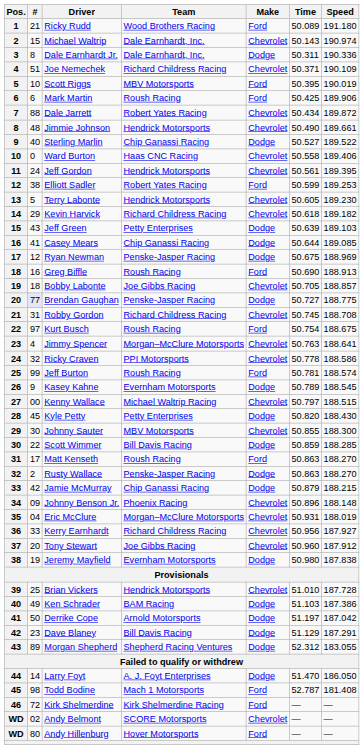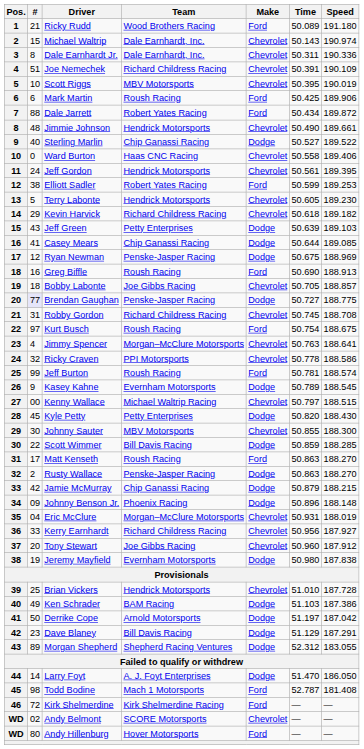(262, 55) Dodge -> (268, 55) Chevrolet
(305, 69) 50.371 -> (305, 69) 50.391
(258, 84) Ford -> (268, 84) Chevrolet
(268, 113) Chevrolet -> (258, 113) Ford
(268, 503) Chevrolet -> (262, 503) Dodge
